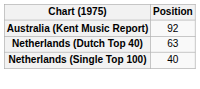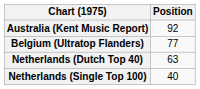+ row: (77, 44)
